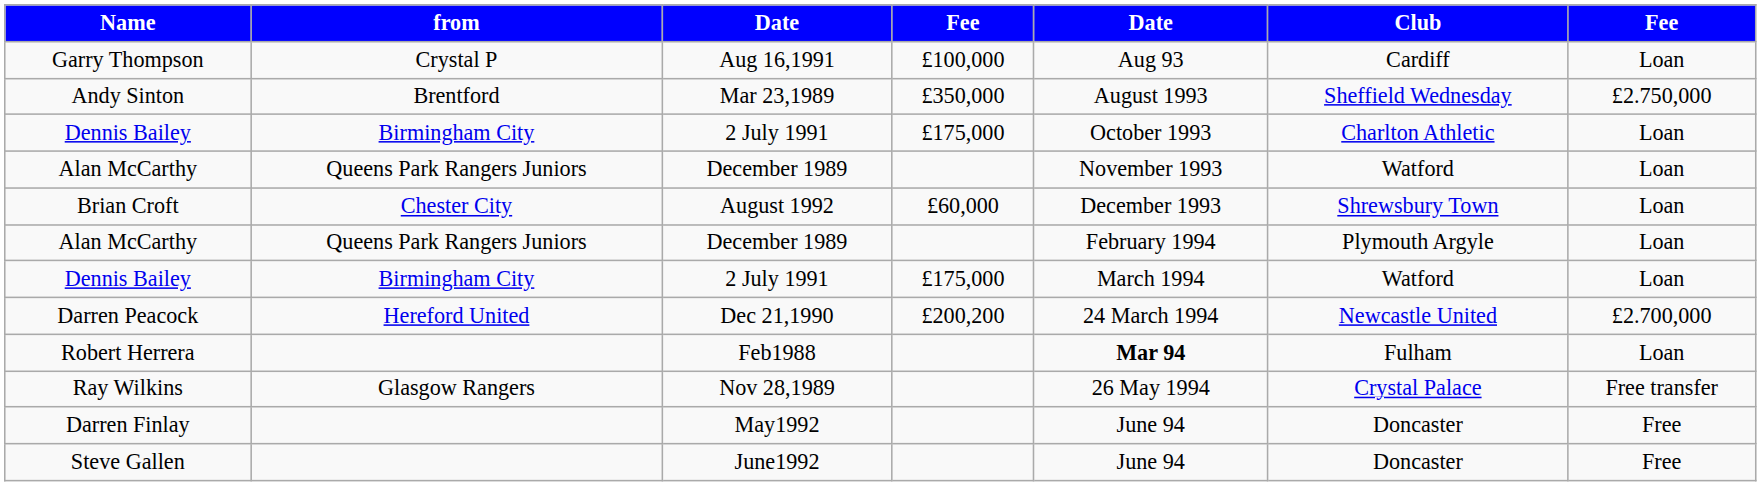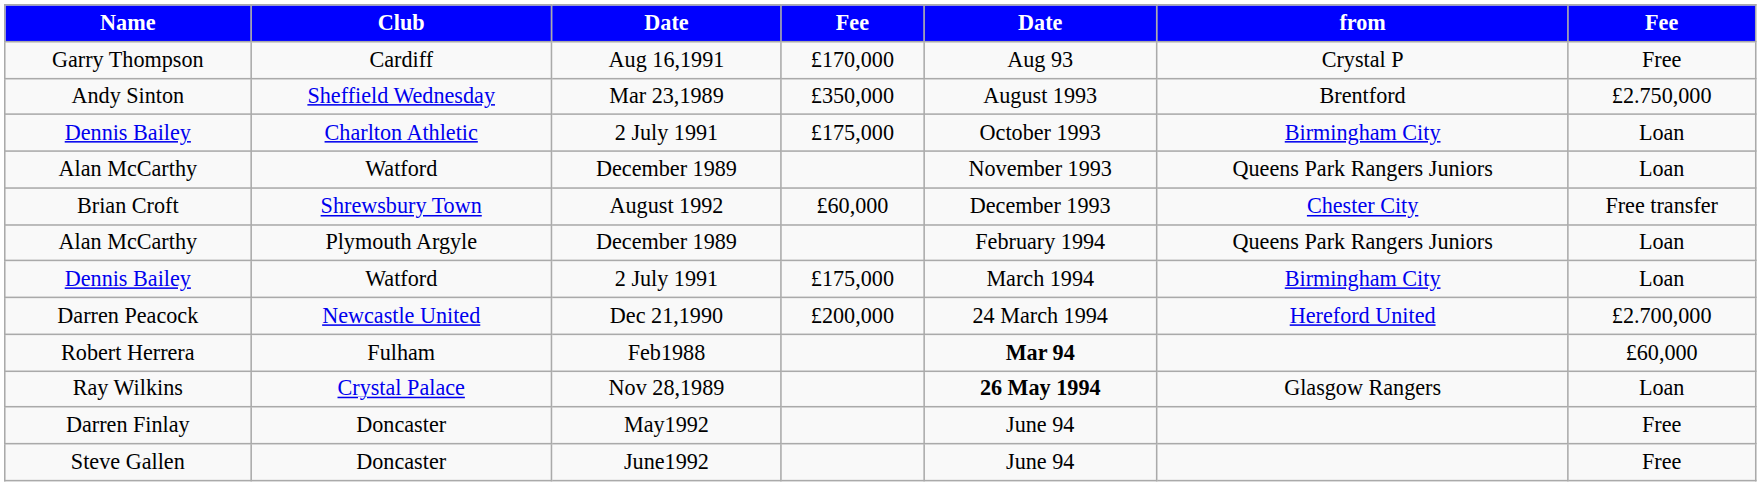columns swapped: (456, 23) <-> (1418, 23)
(963, 59) £100,000 -> (852, 59) £170,000
(1662, 59) Loan -> (1662, 59) Free
(1662, 206) Loan -> (1662, 206) Free transfer
(963, 315) £200,200 -> (852, 315) £200,000
(1662, 352) Loan -> (1662, 352) £60,000
(1151, 388) normal -> (1040, 388) bold
(1662, 388) Free transfer -> (1662, 388) Loan
